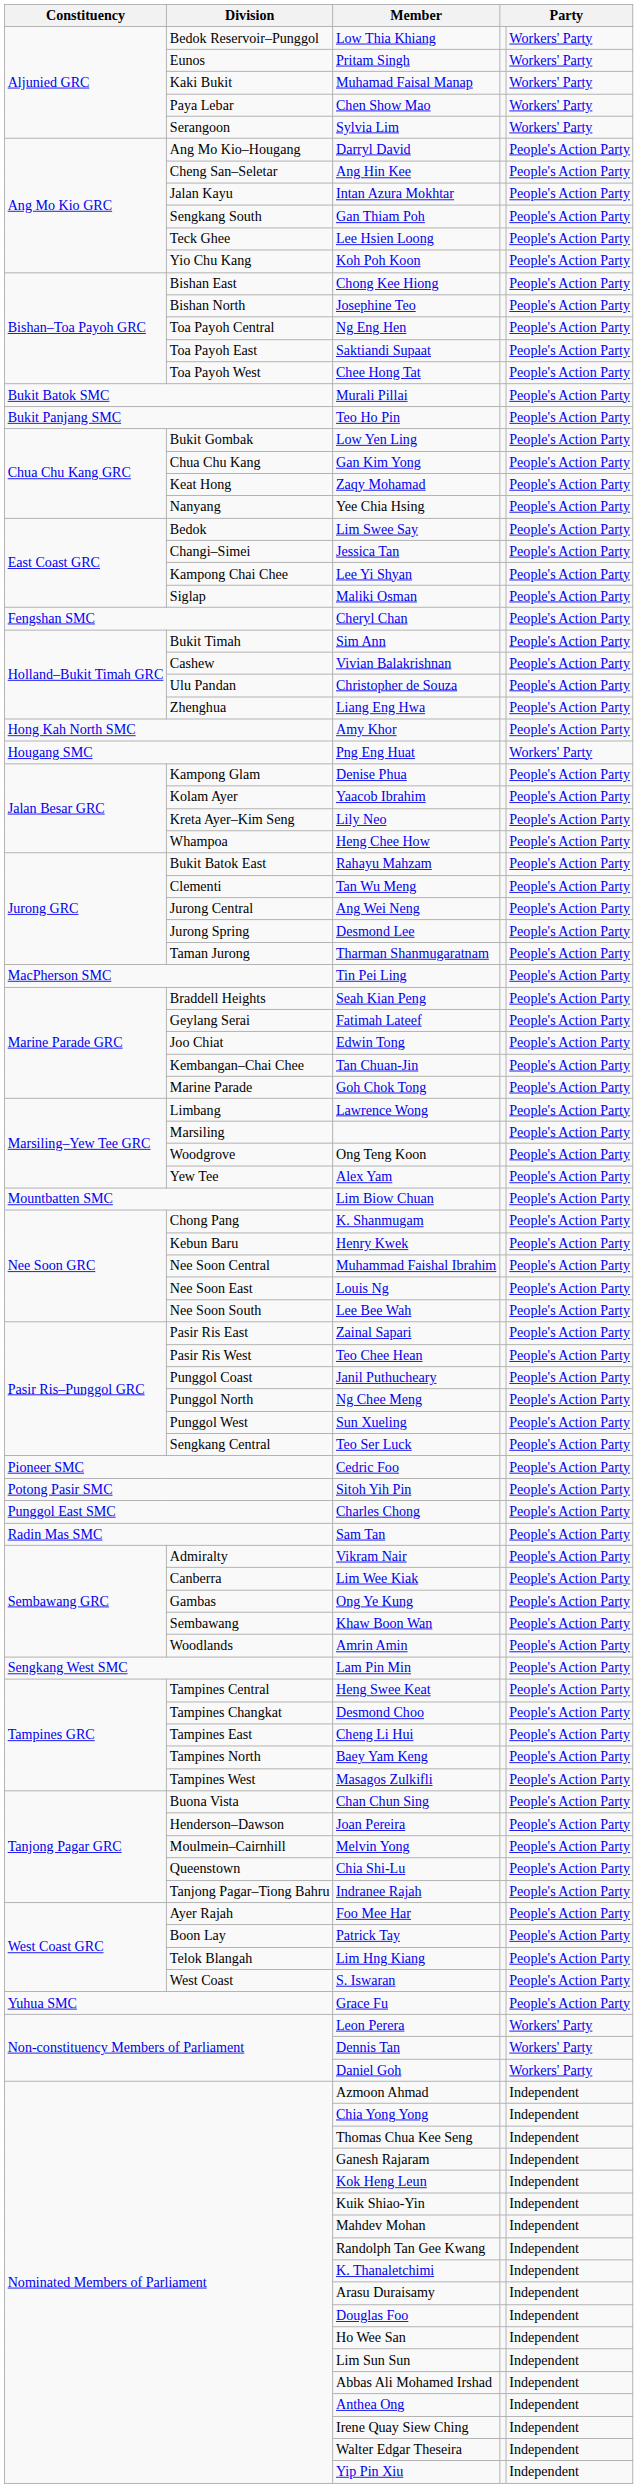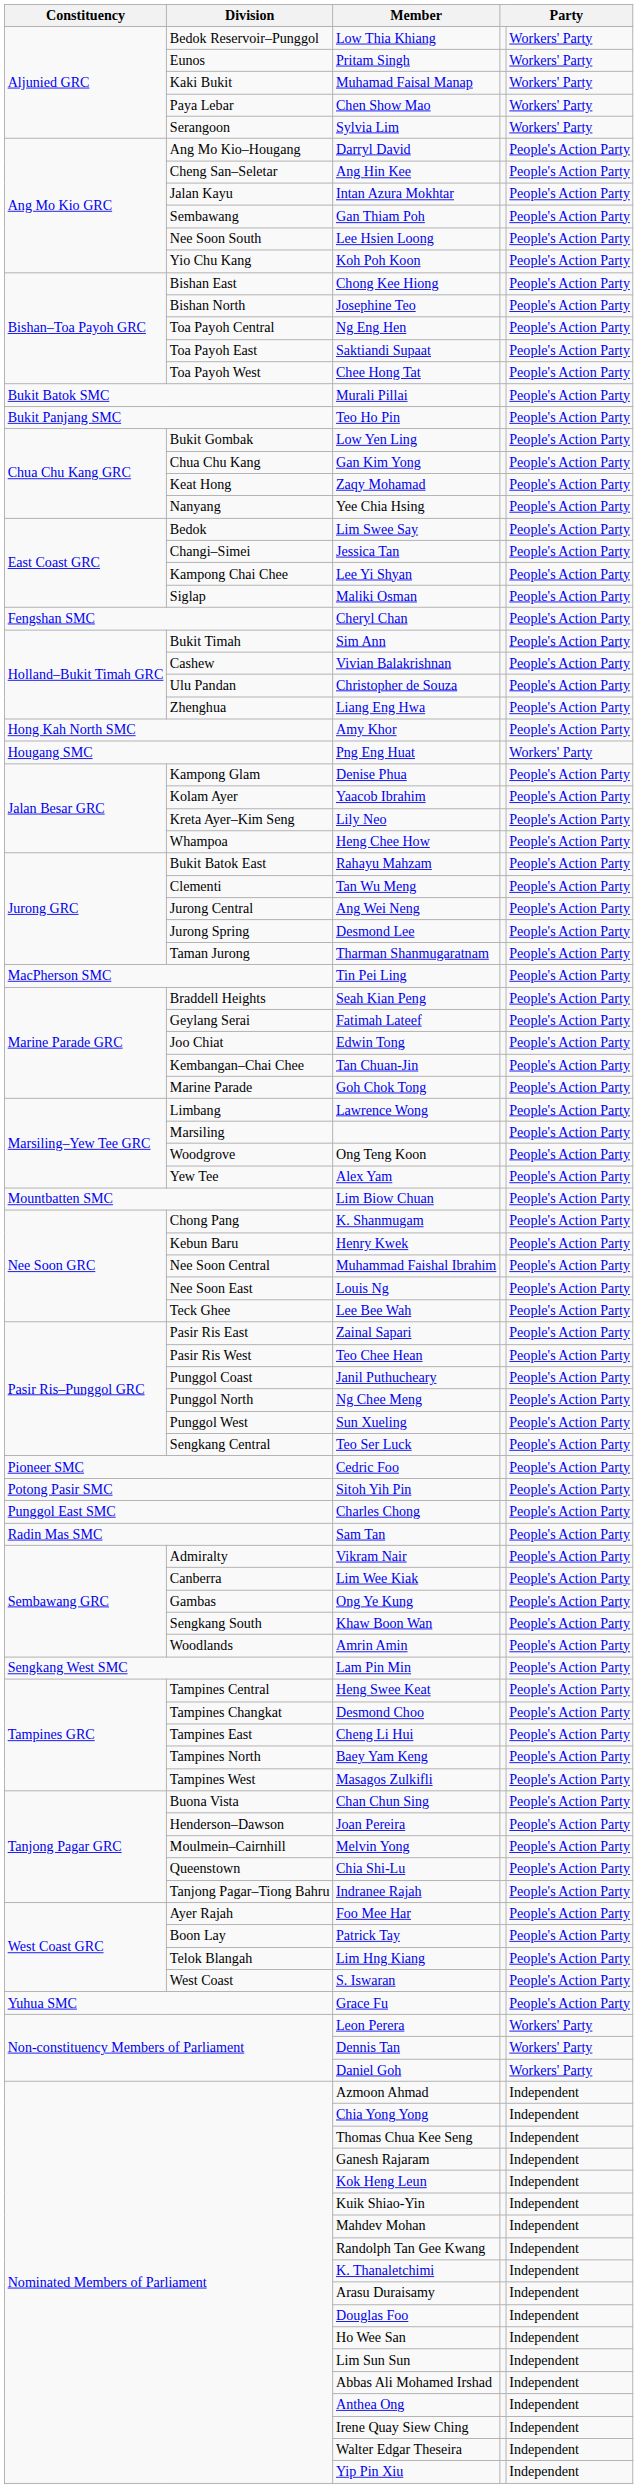(216, 216) Sengkang South -> (204, 216) Sembawang
(200, 238) Teck Ghee -> (216, 238) Nee Soon South
(216, 1310) Nee Soon South -> (200, 1310) Teck Ghee
(204, 1623) Sembawang -> (216, 1623) Sengkang South
